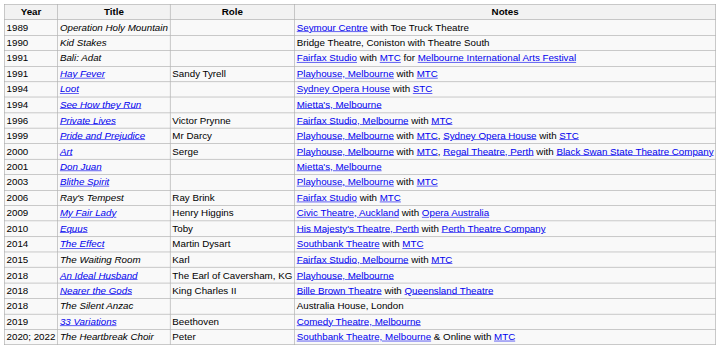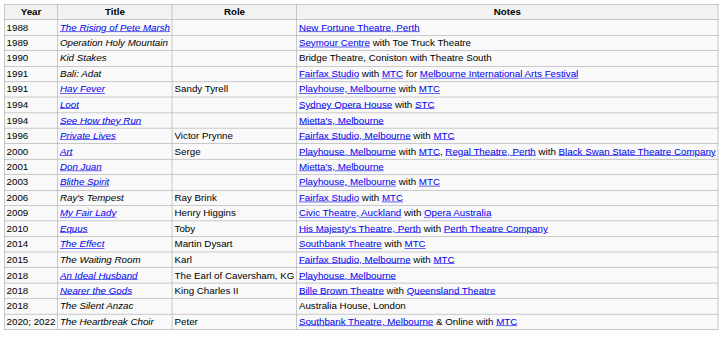+ row: (115, 27)
- row: (102, 136)
- row: (88, 321)
